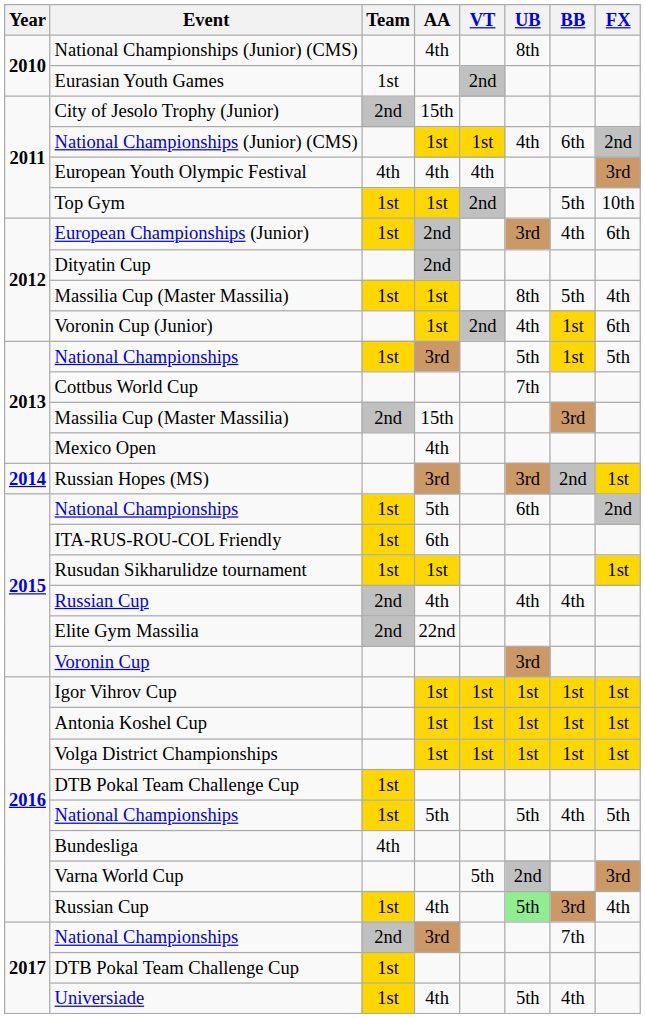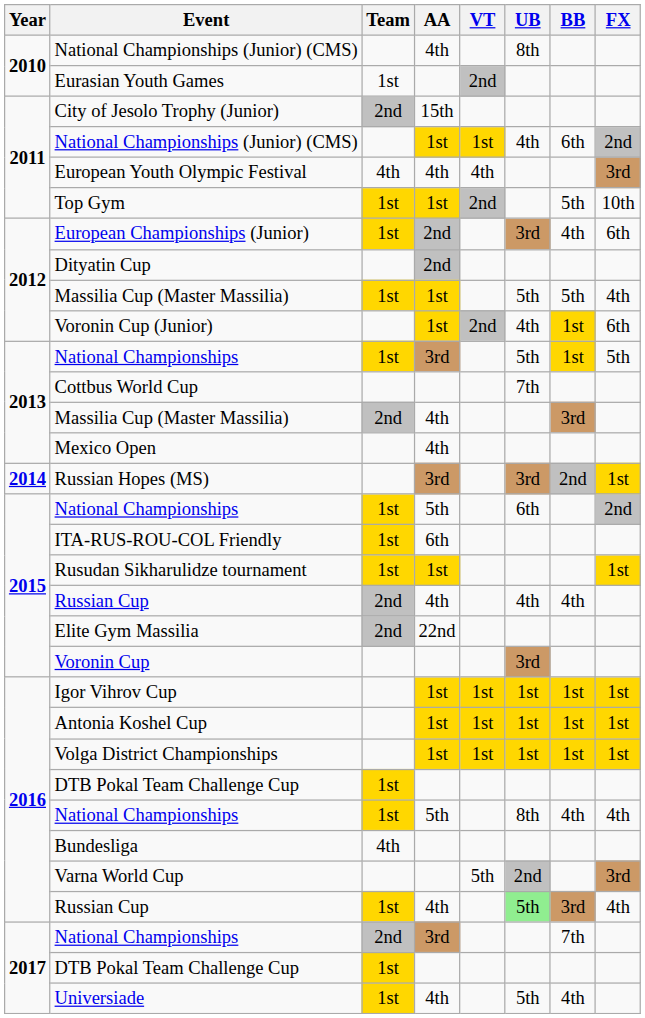(528, 295) 8th -> (528, 295) 5th
(437, 417) 15th -> (437, 417) 4th
(528, 814) 5th -> (528, 814) 8th
(618, 814) 5th -> (618, 814) 4th
